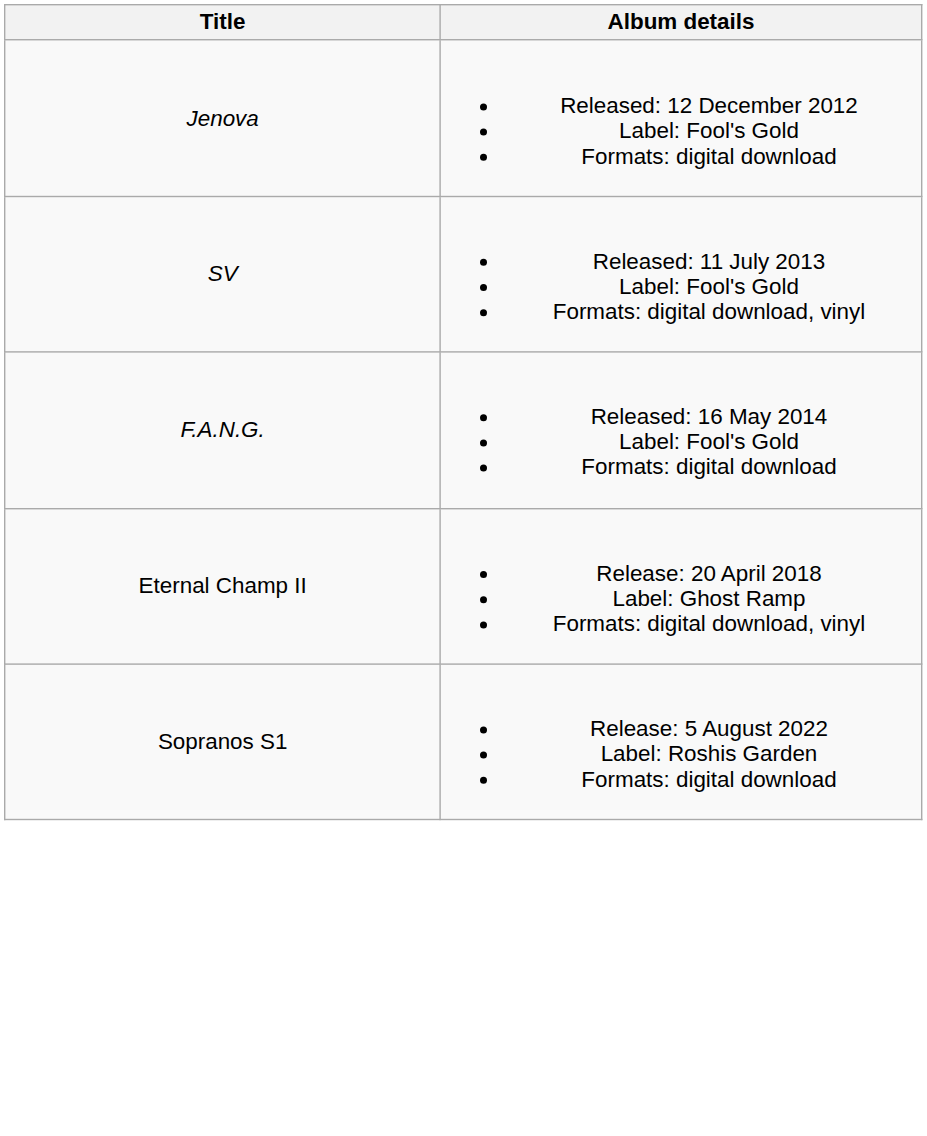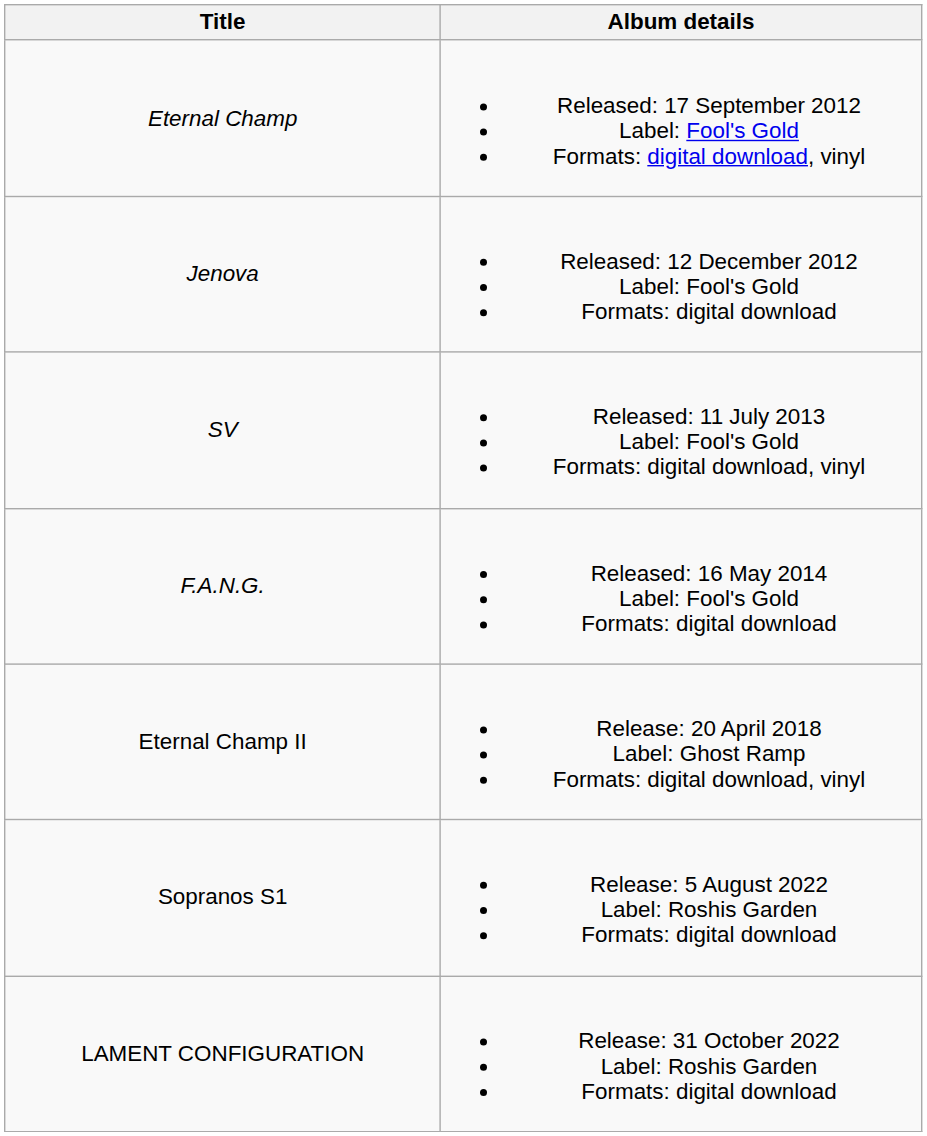+ row: (223, 117)
+ row: (223, 1053)
